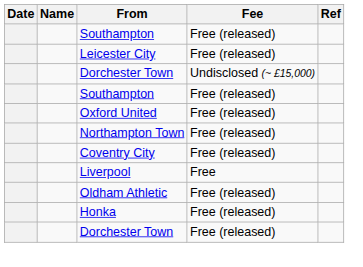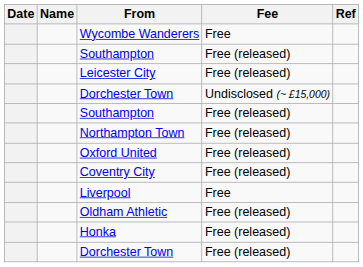+ row: (140, 34)
rows swapped: (118, 113) <-> (132, 133)
